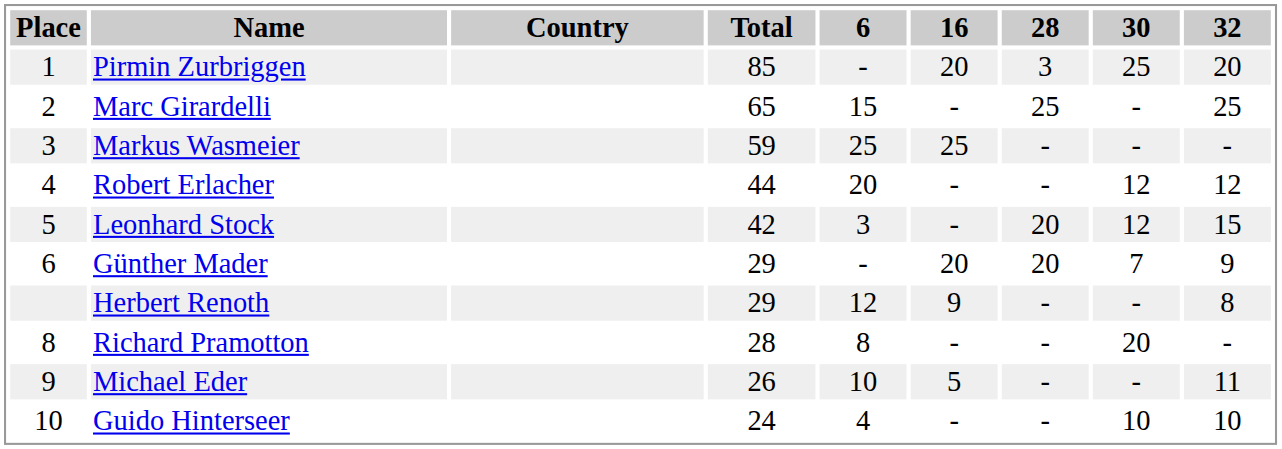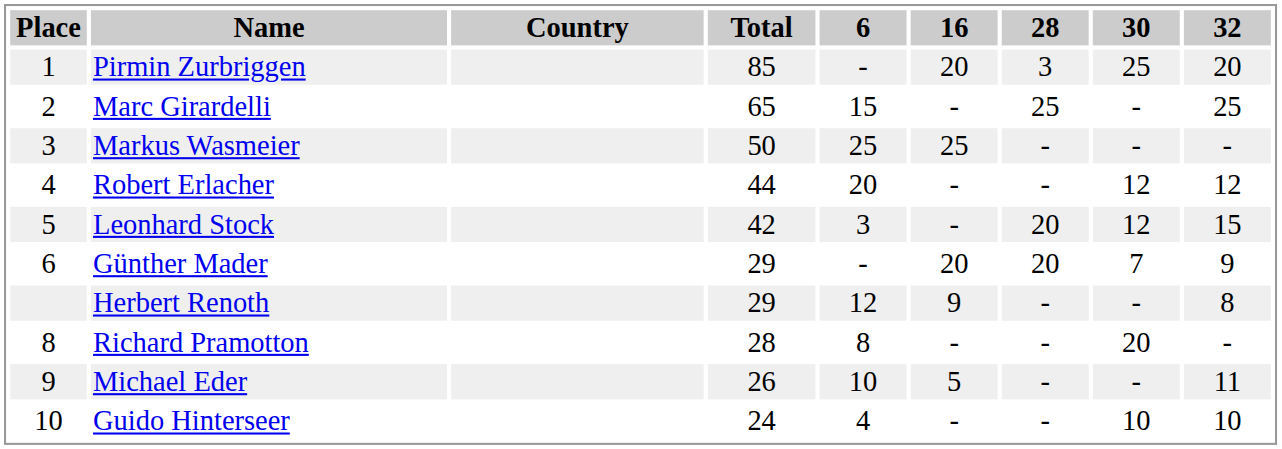(762, 146) 59 -> (762, 146) 50
